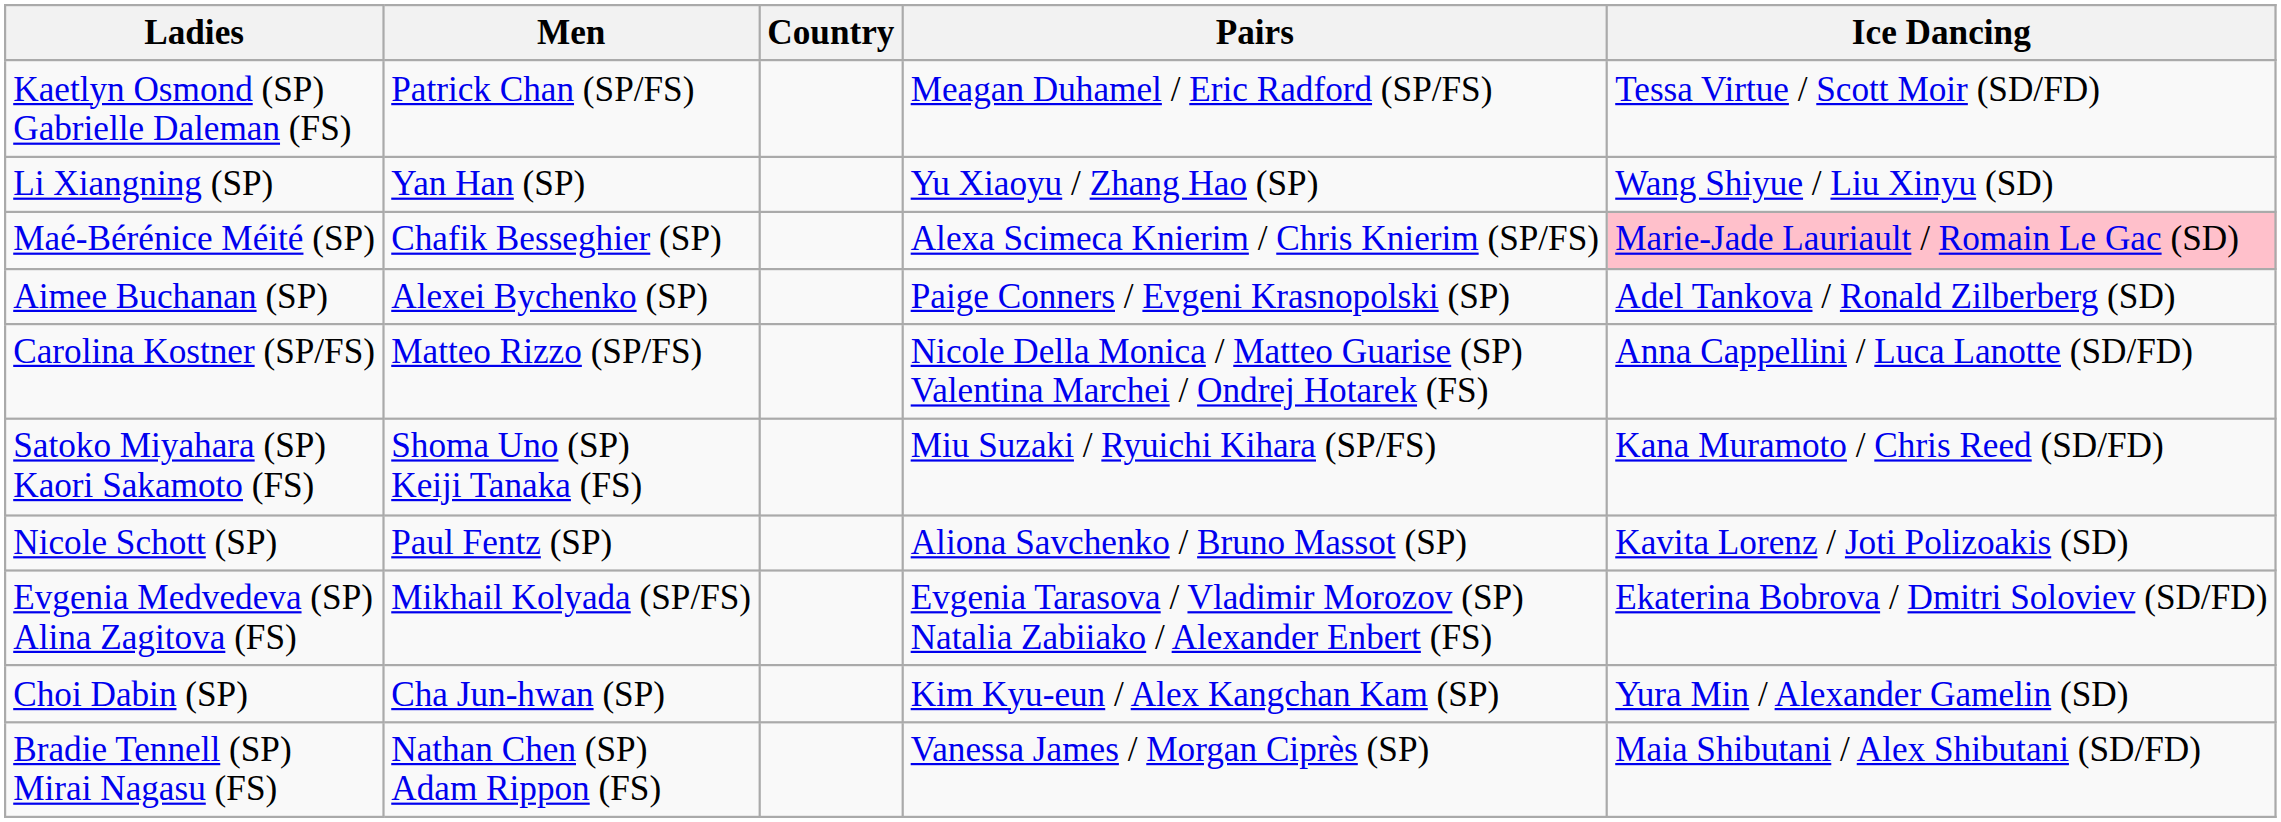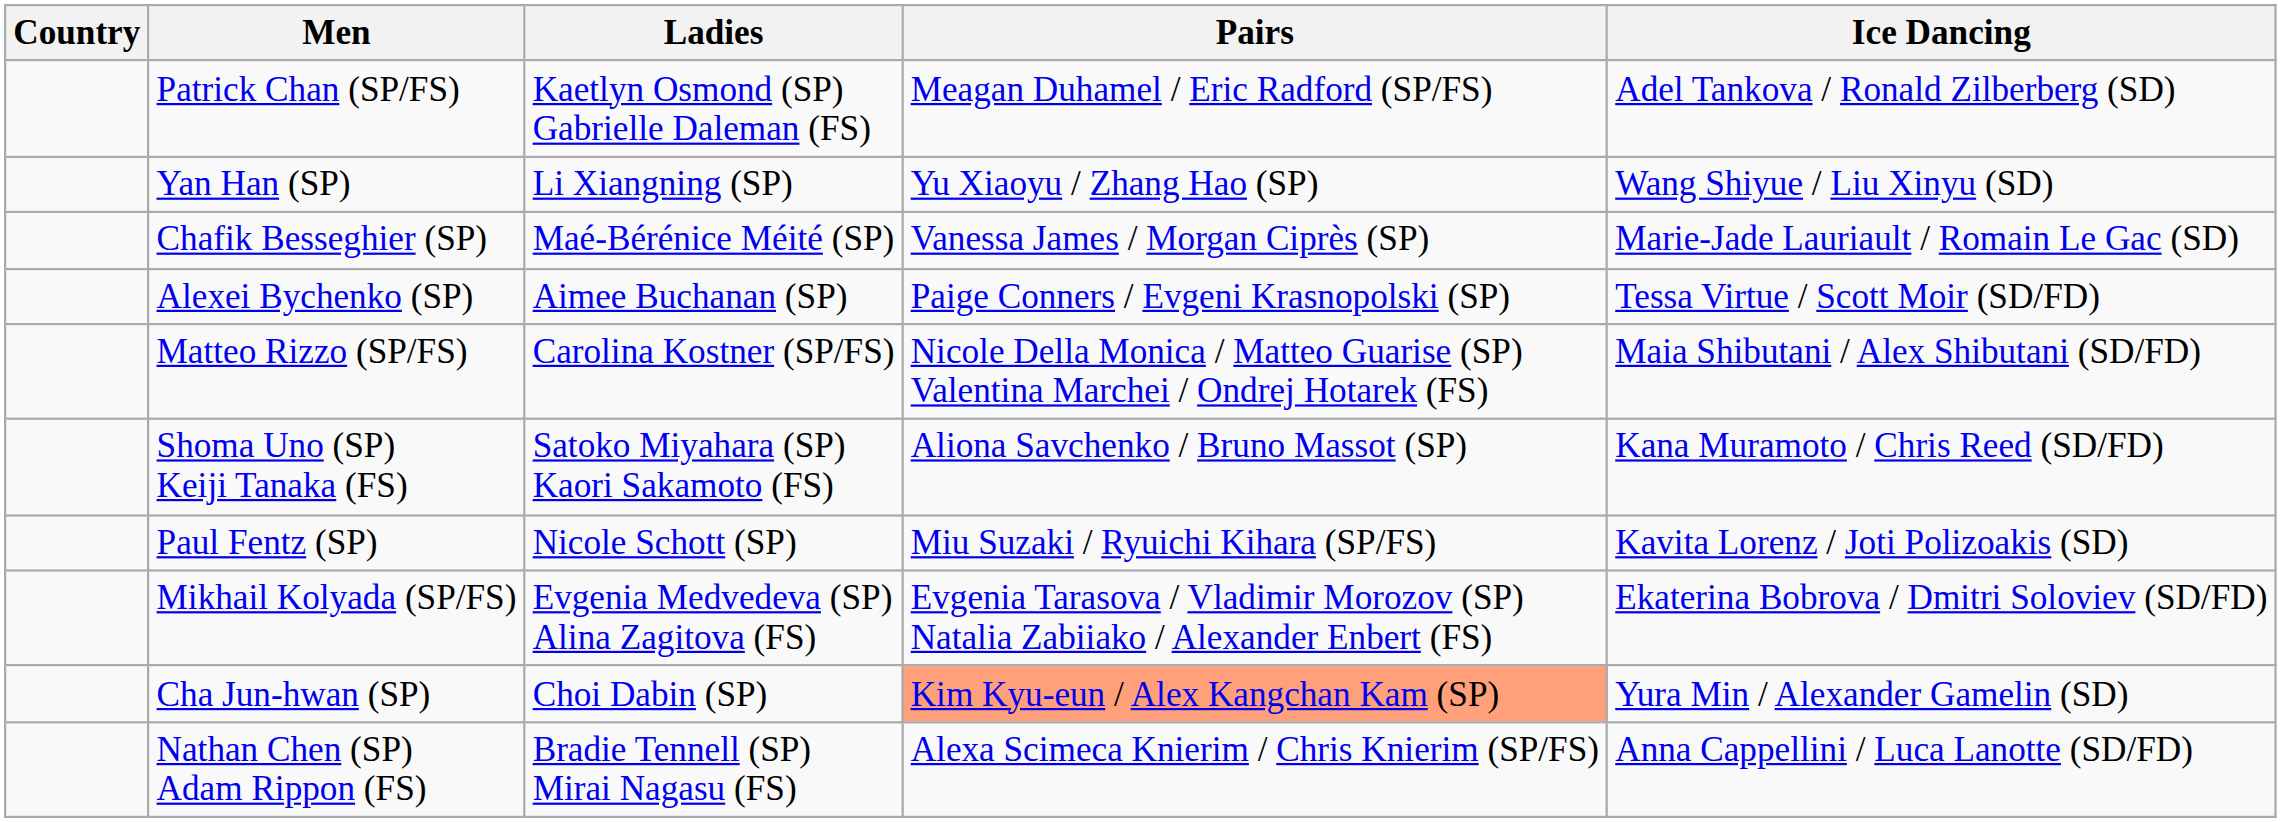columns swapped: (831, 32) <-> (194, 32)
(1858, 88) Tessa Virtue / Scott Moir (SD/FD) -> (1895, 88) Adel Tankova / Ronald Zilberberg (SD)
(1255, 239) Alexa Scimeca Knierim / Chris Knierim (SP/FS) -> (1170, 239) Vanessa James / Morgan Ciprès (SP)
(1927, 239) pink background -> (1927, 239) no background
(1895, 295) Adel Tankova / Ronald Zilberberg (SD) -> (1858, 295) Tessa Virtue / Scott Moir (SD/FD)
(1904, 351) Anna Cappellini / Luca Lanotte (SD/FD) -> (1908, 351) Maia Shibutani / Alex Shibutani (SD/FD)
(1174, 446) Miu Suzaki / Ryuichi Kihara (SP/FS) -> (1189, 446) Aliona Savchenko / Bruno Massot (SP)
(1189, 541) Aliona Savchenko / Bruno Massot (SP) -> (1174, 541) Miu Suzaki / Ryuichi Kihara (SP/FS)
(1205, 693) no background -> (1205, 693) lightsalmon background
(1170, 749) Vanessa James / Morgan Ciprès (SP) -> (1255, 749) Alexa Scimeca Knierim / Chris Knierim (SP/FS)
(1908, 749) Maia Shibutani / Alex Shibutani (SD/FD) -> (1904, 749) Anna Cappellini / Luca Lanotte (SD/FD)
